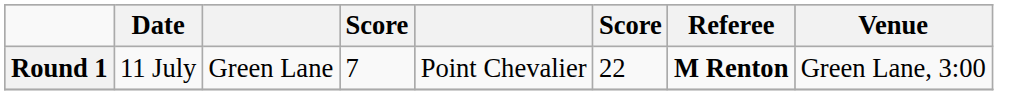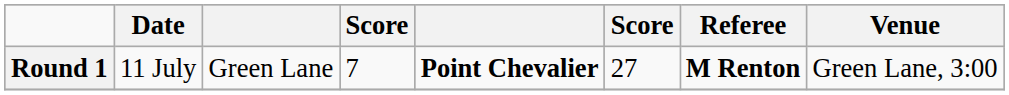(504, 67) normal -> (510, 67) bold
(612, 67) 22 -> (624, 67) 27
